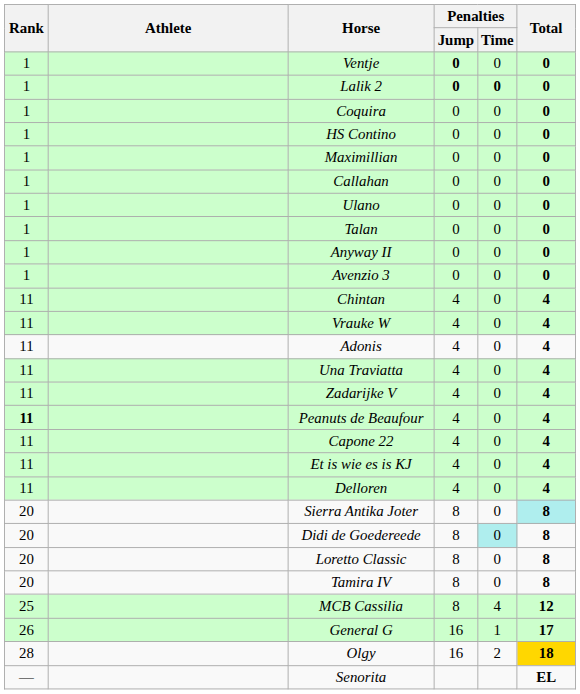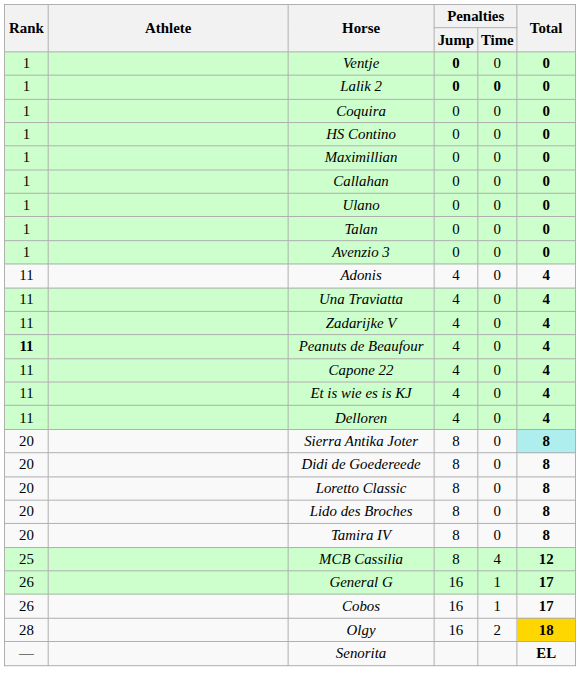- row: (361, 252)
- row: (361, 299)
- row: (361, 323)
(497, 535) paleturquoise background -> (497, 464) no background
+ row: (361, 511)
+ row: (361, 606)
